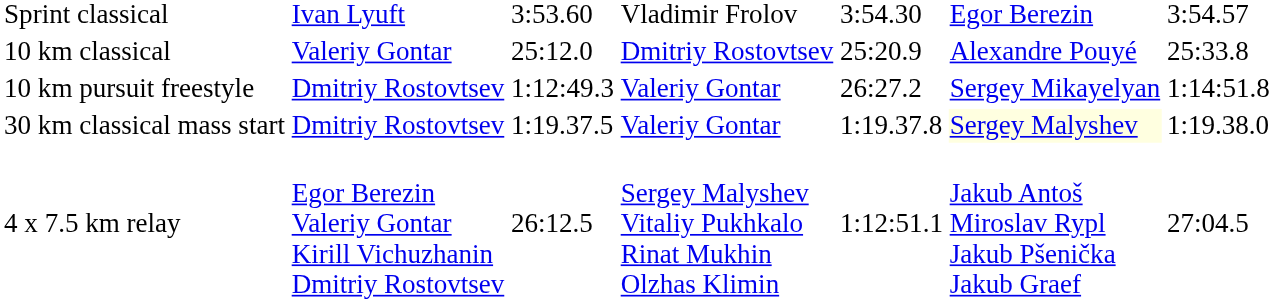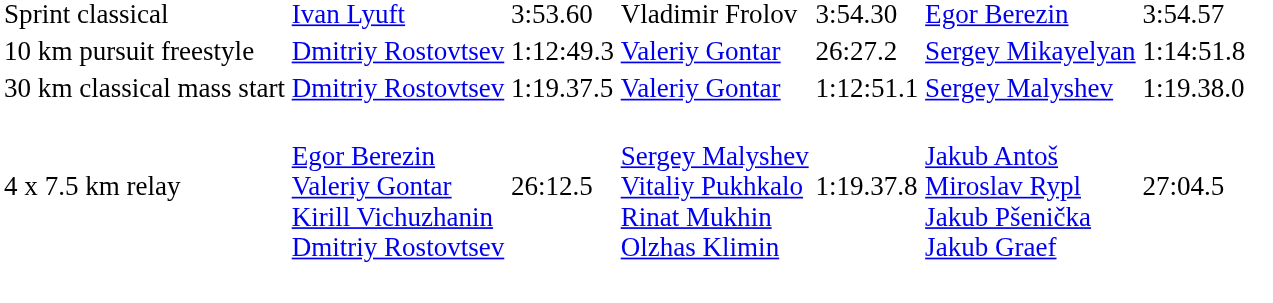- row: (87, 51)
(891, 125) 1:19.37.8 -> (867, 88) 1:12:51.1
(1044, 125) lightyellow background -> (1019, 88) no background
(891, 223) 1:12:51.1 -> (867, 186) 1:19.37.8
